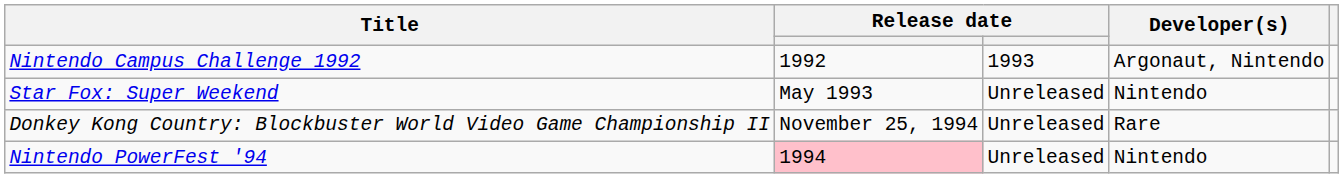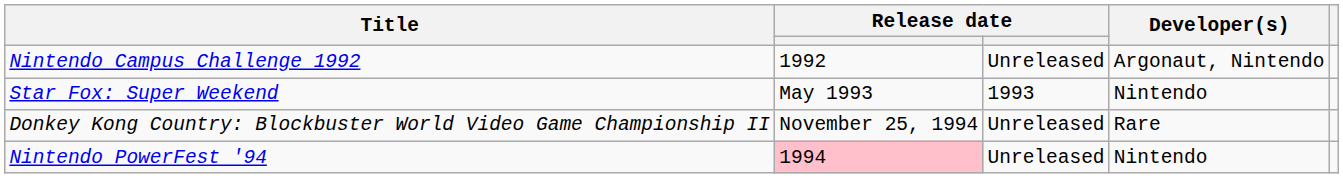(1011, 62) 1993 -> (1046, 62) Unreleased
(1046, 93) Unreleased -> (1011, 93) 1993
